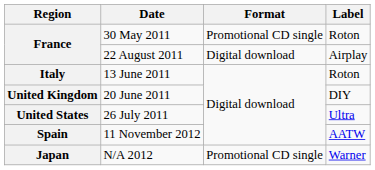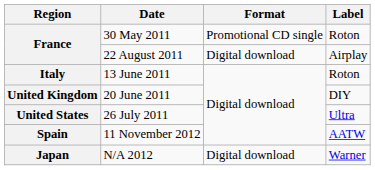(265, 154) Promotional CD single -> (250, 154) Digital download
